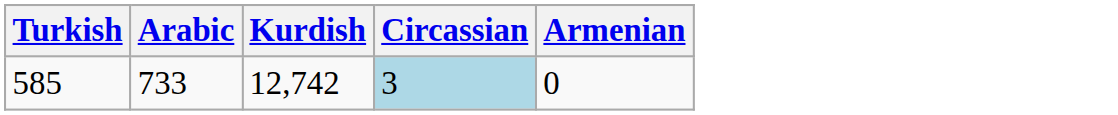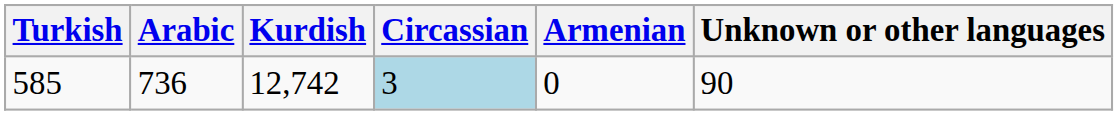+ column: (903, 30)
(162, 82) 733 -> (162, 82) 736
